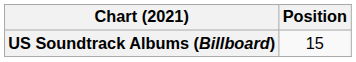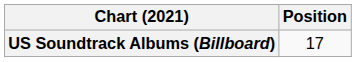(315, 43) 15 -> (315, 43) 17
